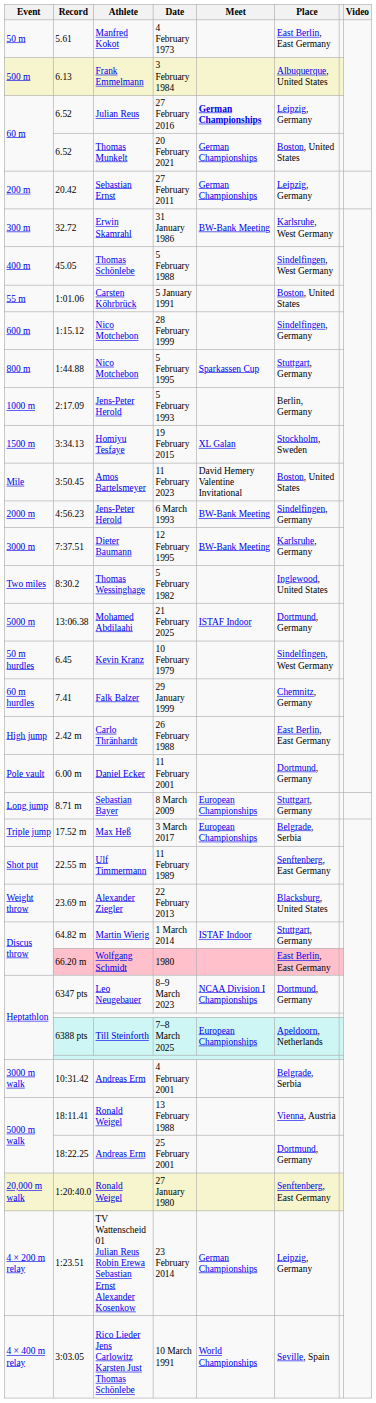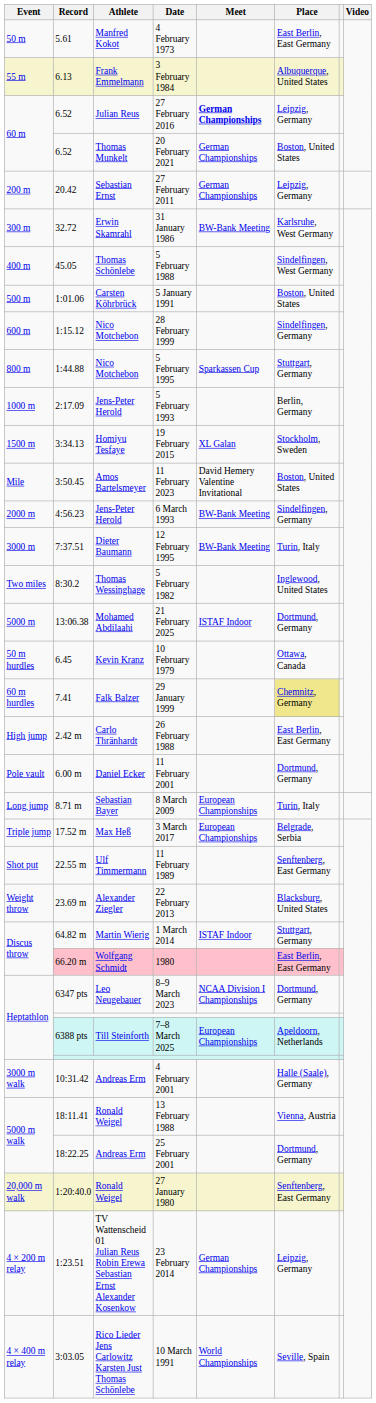(18, 77) 500 m -> (16, 77) 55 m
(16, 298) 55 m -> (18, 298) 500 m
(297, 546) Karlsruhe, Germany -> (298, 546) Turin, Italy
(305, 660) Sindelfingen, West Germany -> (292, 660) Ottawa, Canada
(297, 698) no background -> (297, 698) khaki background
(295, 806) Stuttgart, Germany -> (298, 806) Turin, Italy
(295, 1078) Belgrade, Serbia -> (303, 1078) Halle (Saale), Germany
